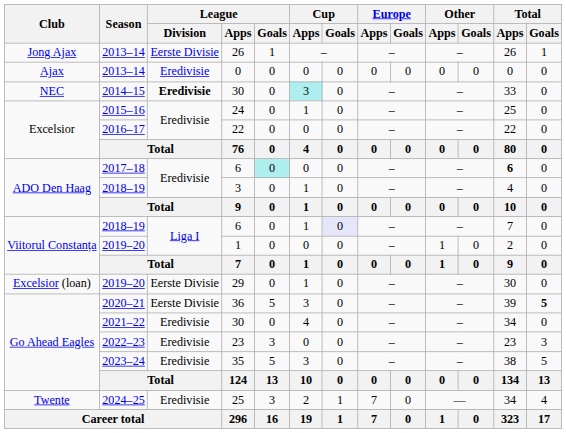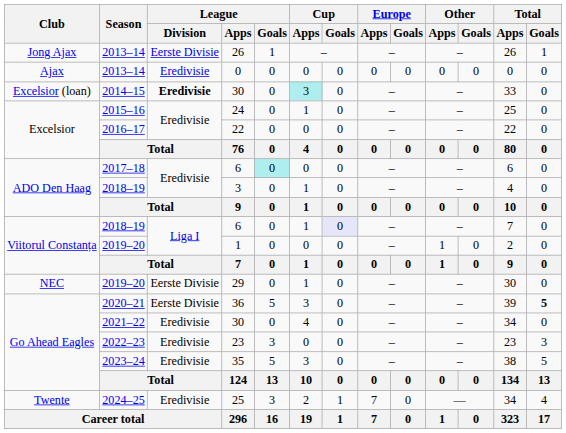(52, 91) NEC -> (52, 91) Excelsior (loan)
(510, 168) bold -> (510, 168) normal
(52, 284) Excelsior (loan) -> (52, 284) NEC
